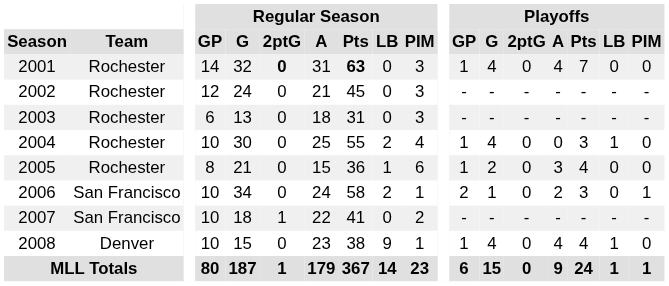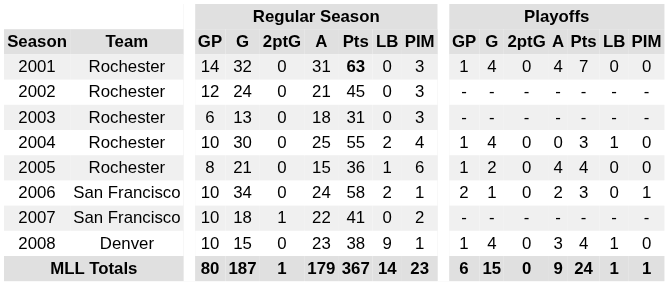(282, 66) bold -> (282, 66) normal
(558, 167) 3 -> (558, 167) 4
(558, 243) 4 -> (558, 243) 3
